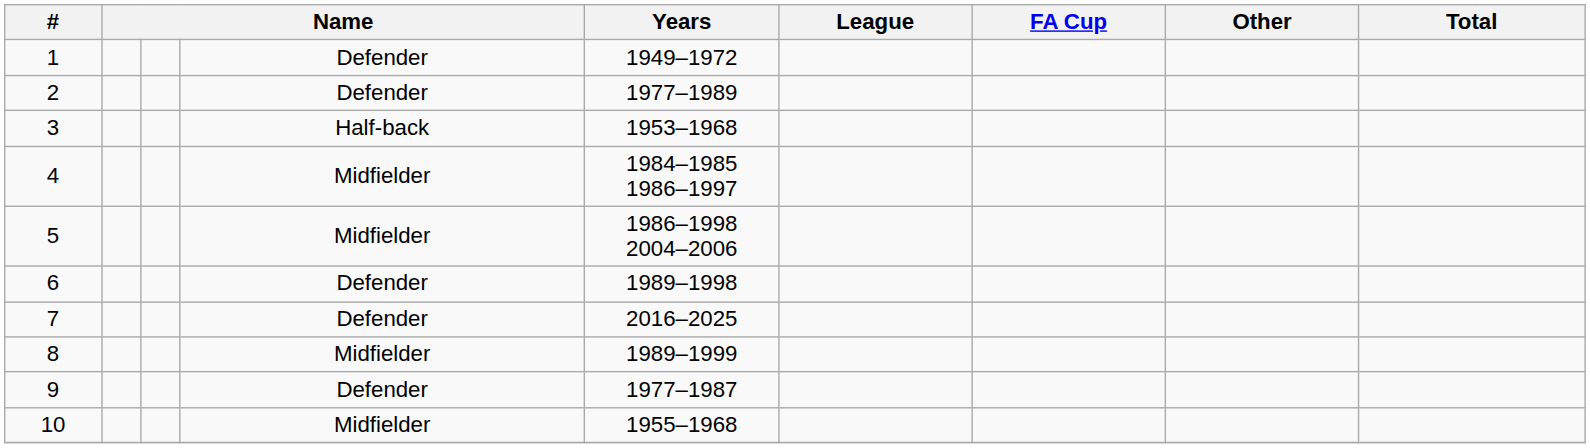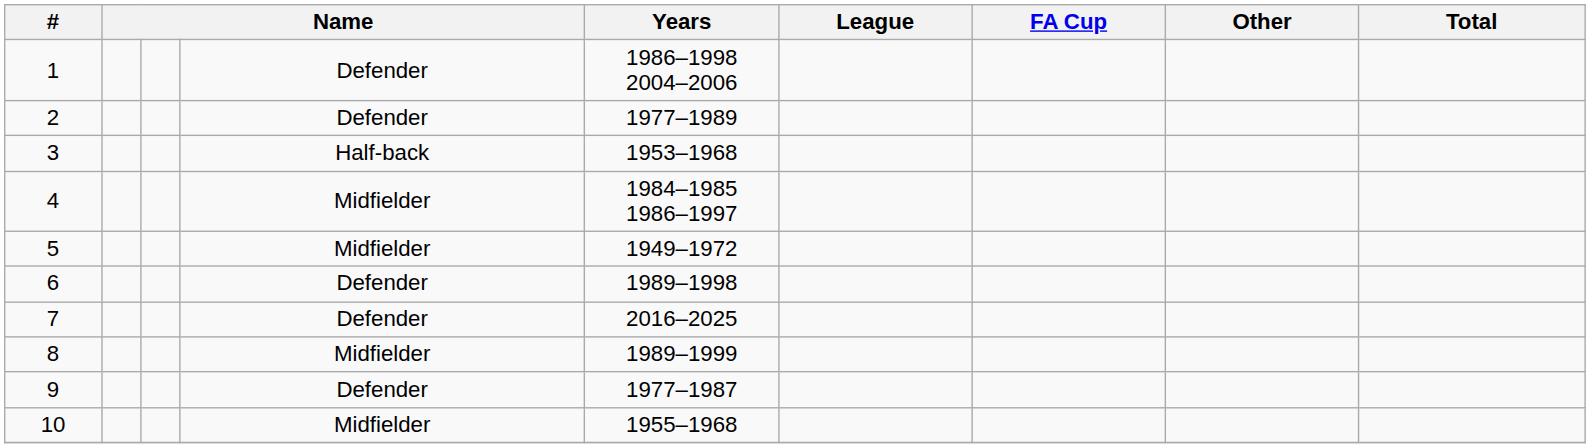(682, 57) 1949–1972 -> (682, 69) 1986–1998 2004–2006
(682, 236) 1986–1998 2004–2006 -> (682, 248) 1949–1972
